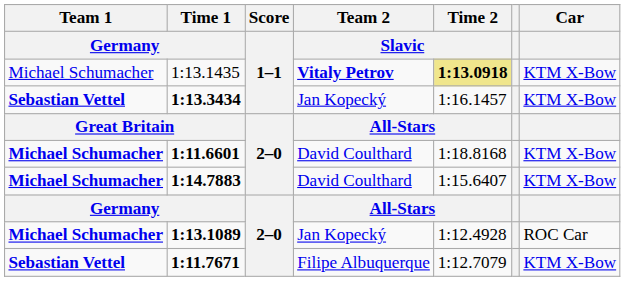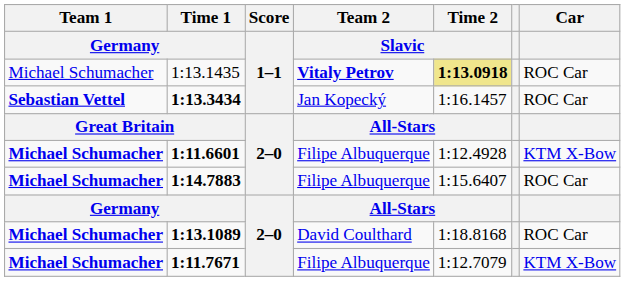(570, 72) KTM X-Bow -> (556, 72) ROC Car
(570, 99) KTM X-Bow -> (556, 99) ROC Car
(354, 153) David Coulthard -> (363, 153) Filipe Albuquerque
(472, 153) 1:18.8168 -> (472, 153) 1:12.4928
(354, 180) David Coulthard -> (363, 180) Filipe Albuquerque
(570, 180) KTM X-Bow -> (556, 180) ROC Car
(342, 235) Jan Kopecký -> (354, 235) David Coulthard
(472, 235) 1:12.4928 -> (472, 235) 1:18.8168
(67, 262) Sebastian Vettel -> (86, 262) Michael Schumacher
